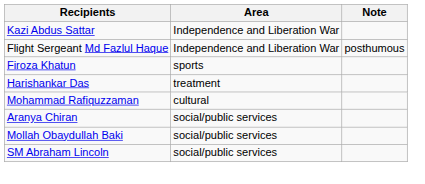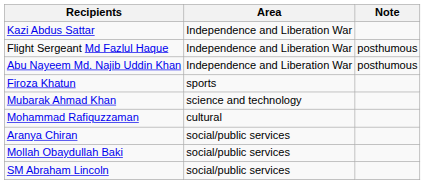+ row: (94, 65)
+ row: (62, 100)
- row: (48, 83)
